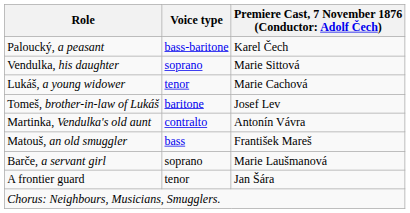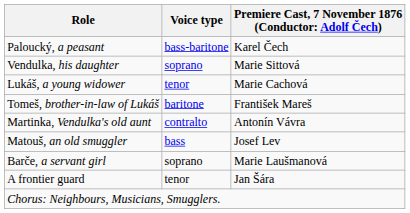(257, 103) Josef Lev -> (273, 103) František Mareš
(273, 141) František Mareš -> (257, 141) Josef Lev
